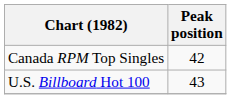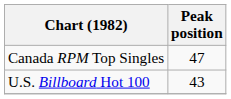(197, 57) 42 -> (197, 57) 47
